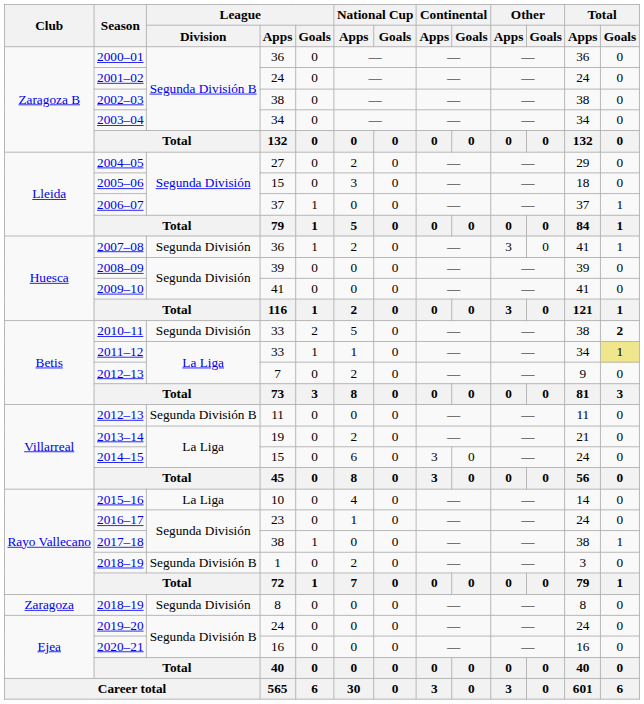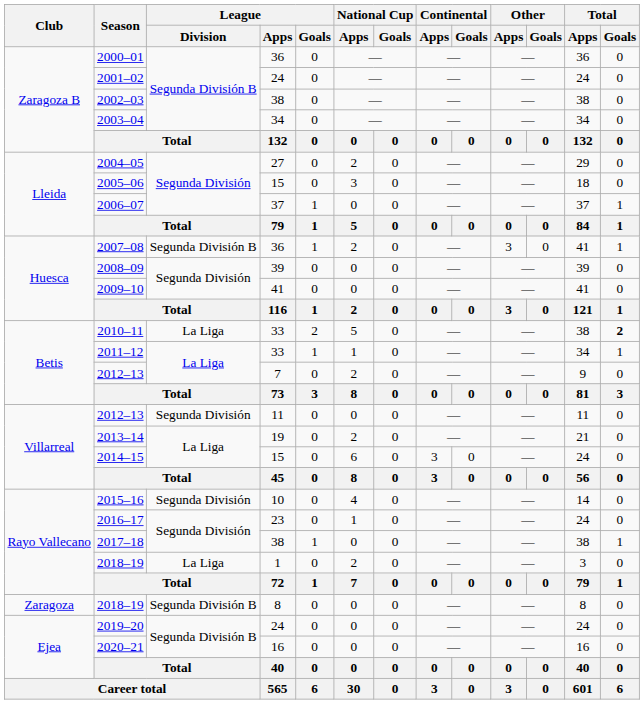(203, 246) Segunda División -> (203, 246) Segunda División B
(203, 330) Segunda División -> (203, 330) La Liga
(620, 352) khaki background -> (620, 352) no background
(203, 415) Segunda División B -> (203, 415) Segunda División
(203, 499) La Liga -> (203, 499) Segunda División
(203, 562) Segunda División B -> (203, 562) La Liga
(203, 604) Segunda División -> (203, 604) Segunda División B
